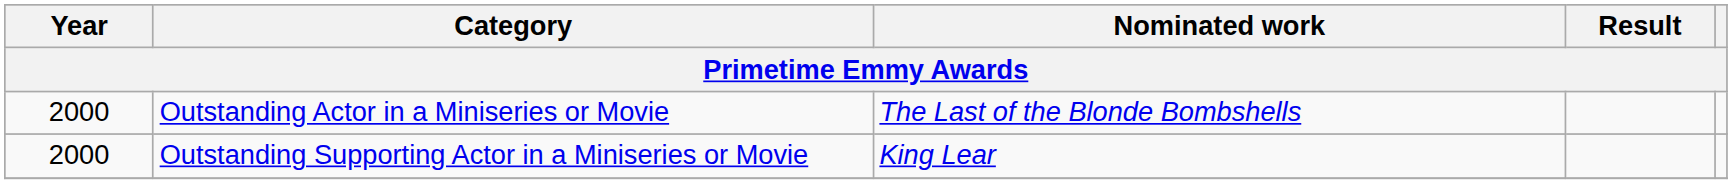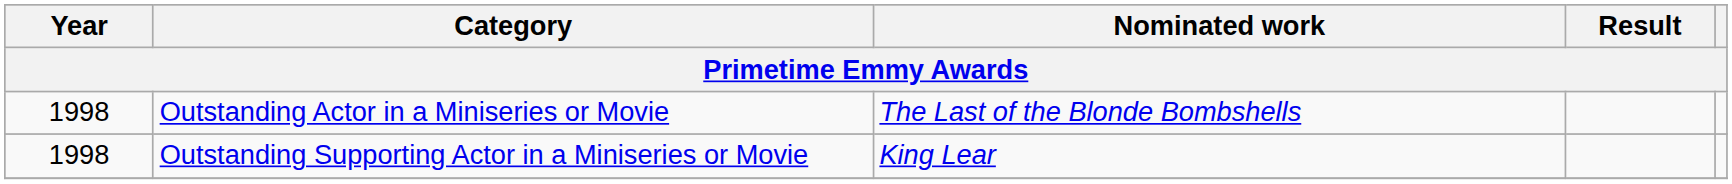(79, 112) 2000 -> (79, 112) 1998
(79, 155) 2000 -> (79, 155) 1998
